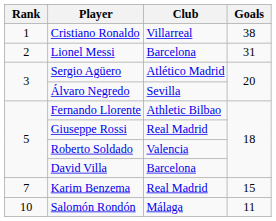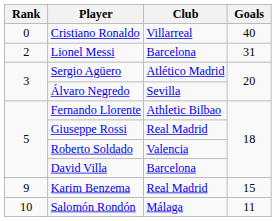(26, 33) 1 -> (26, 33) 0
(249, 33) 38 -> (249, 33) 40
(26, 187) 7 -> (26, 187) 9
